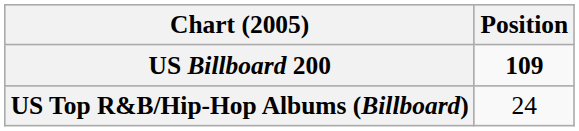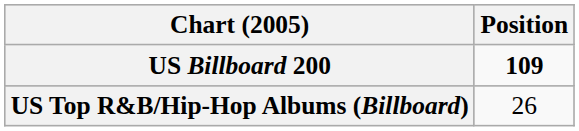(524, 105) 24 -> (524, 105) 26
